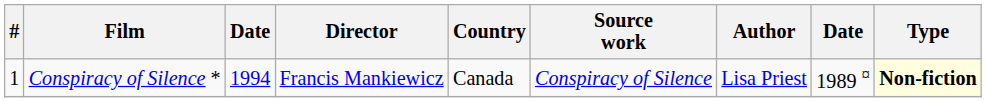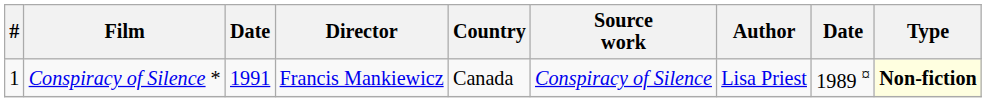(250, 77) 1994 -> (250, 77) 1991
